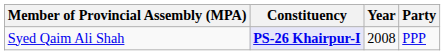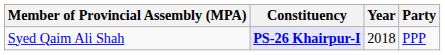(381, 38) 2008 -> (381, 38) 2018
